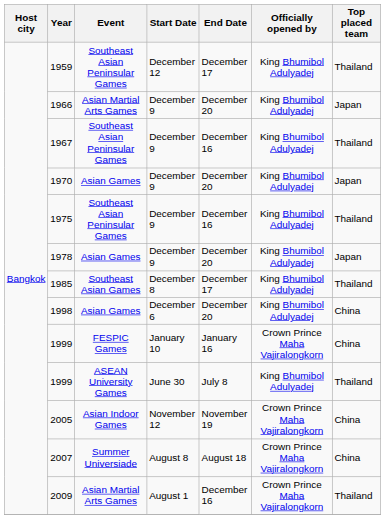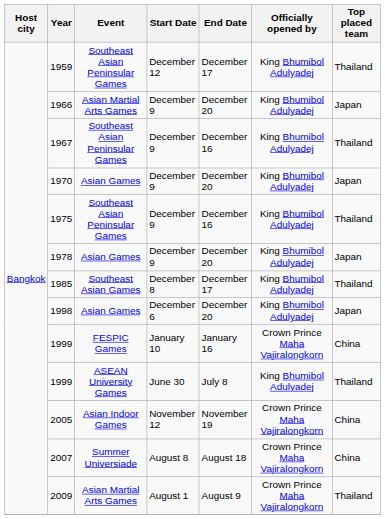(347, 311) China -> (348, 311) Japan
(224, 495) December 16 -> (221, 495) August 9
